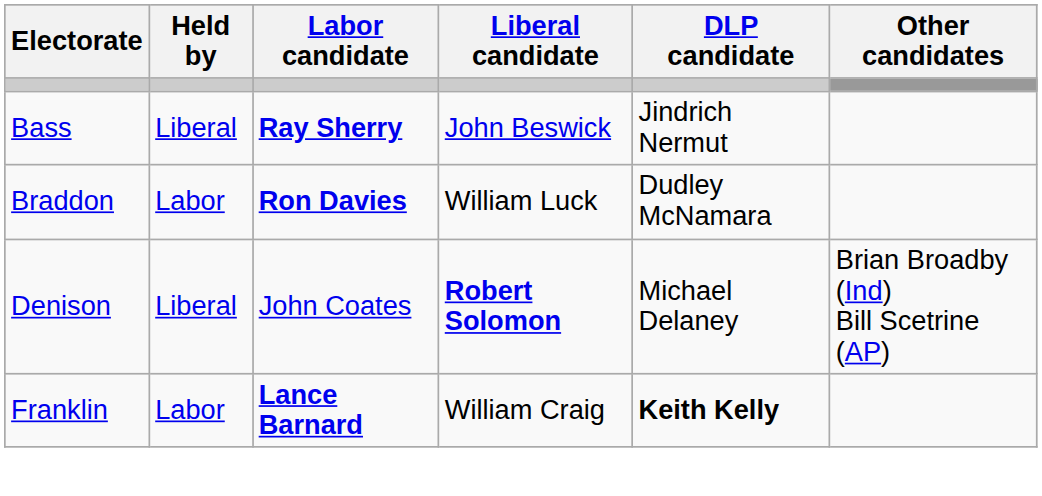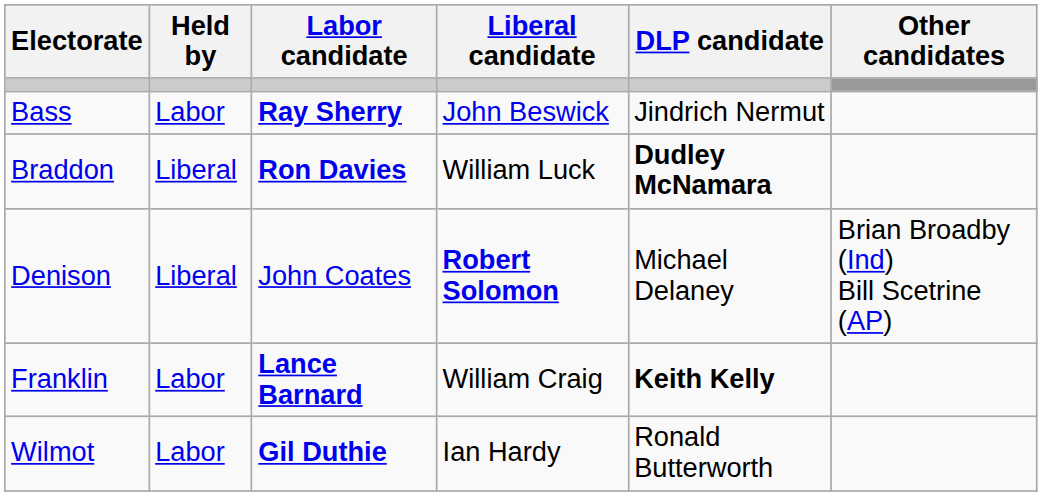(196, 127) Liberal -> (190, 112) Labor
(190, 201) Labor -> (196, 170) Liberal
(705, 201) normal -> (703, 170) bold
+ row: (53, 453)
